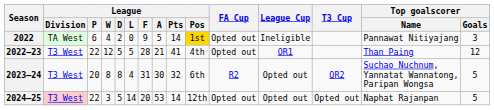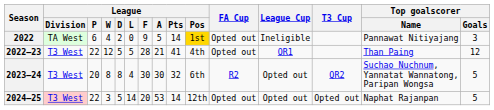(145, 75) 31 -> (145, 75) 30
